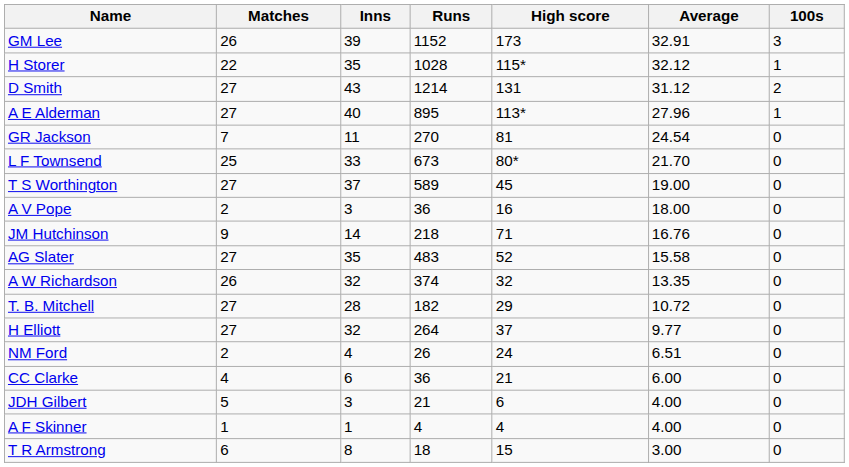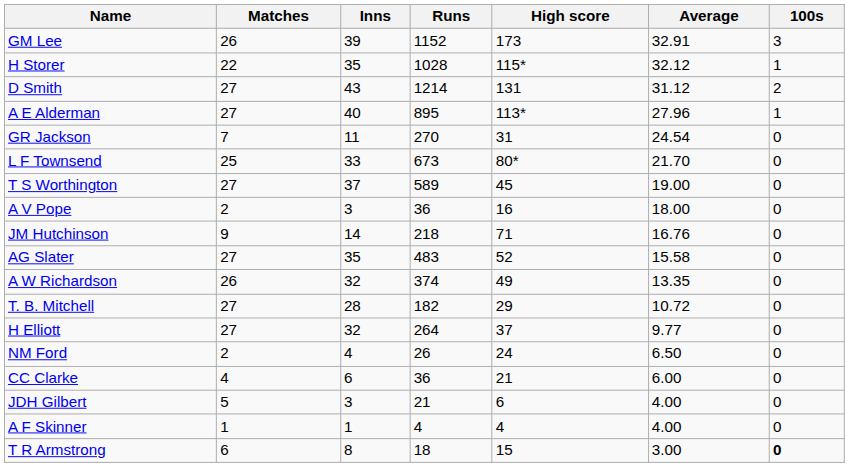(504, 137) 81 -> (504, 137) 31
(504, 281) 32 -> (504, 281) 49
(667, 354) 6.51 -> (667, 354) 6.50
(777, 450) normal -> (777, 450) bold
